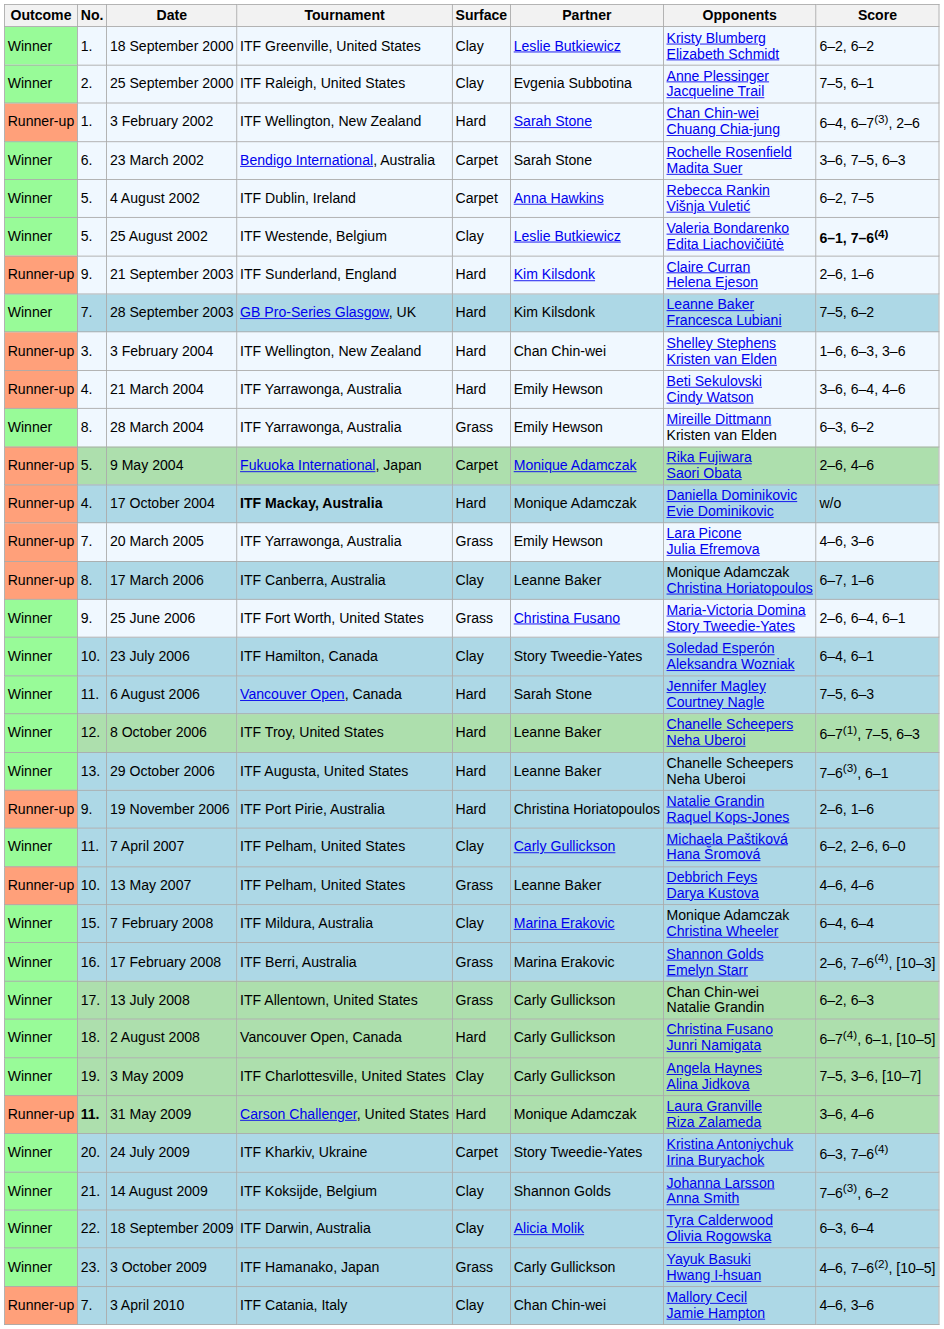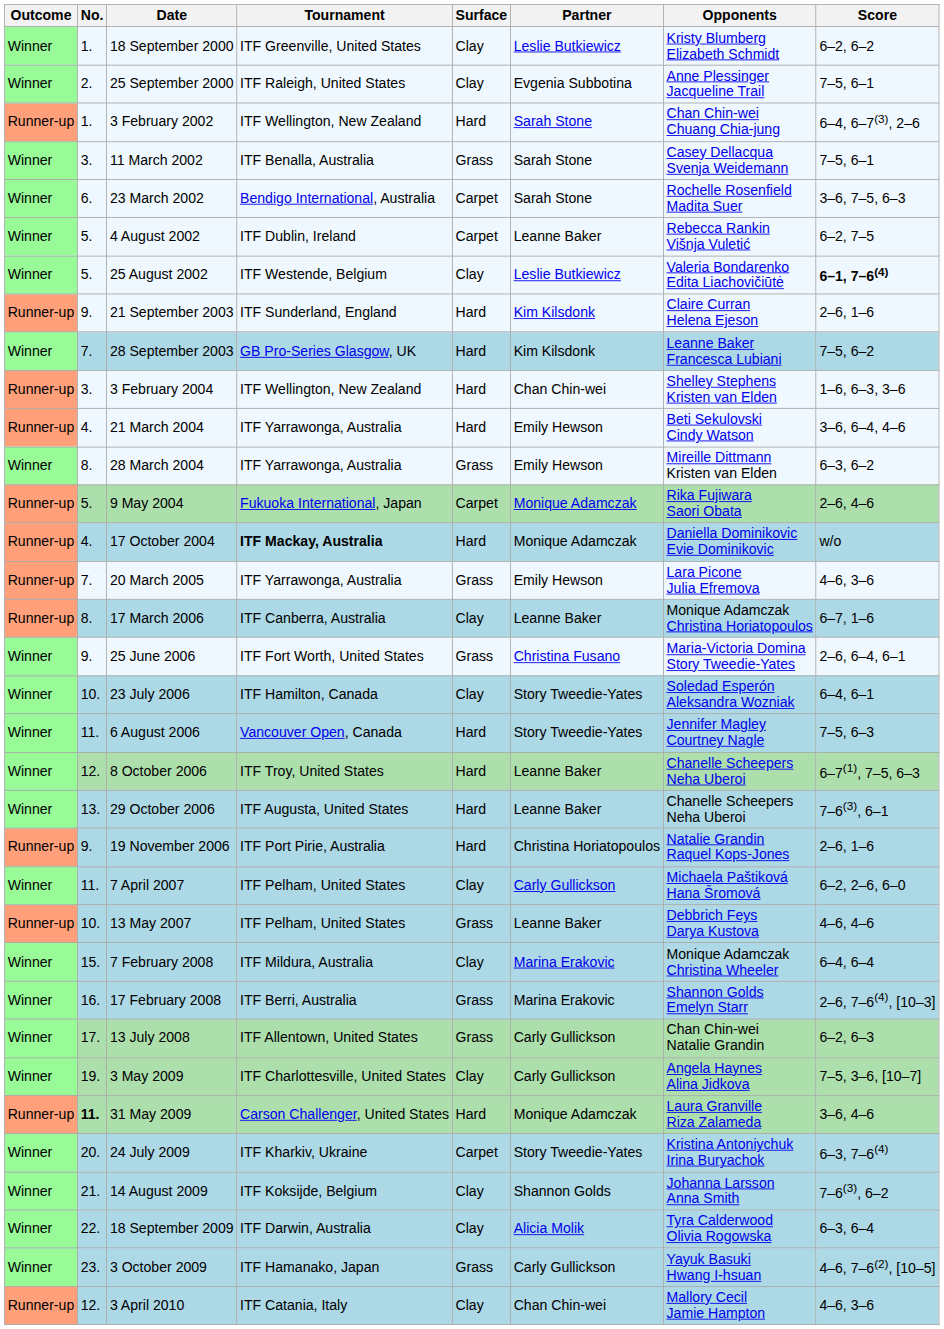+ row: (156, 160)
(559, 198) Anna Hawkins -> (558, 236) Leanne Baker
(553, 694) Sarah Stone -> (578, 732) Story Tweedie-Yates
- row: (155, 1038)
(87, 1305) 7. -> (91, 1305) 12.
